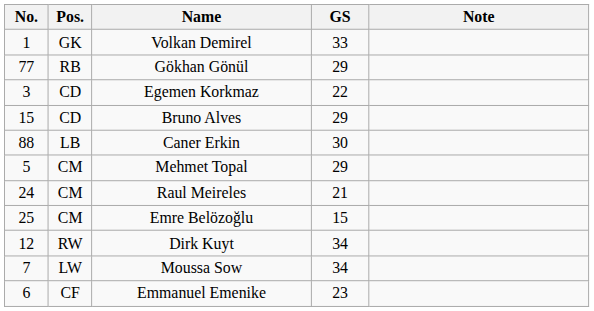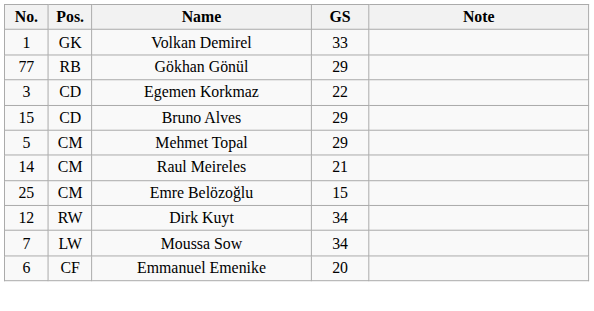- row: (201, 142)
(26, 192) 24 -> (26, 167) 14
(340, 293) 23 -> (340, 268) 20
